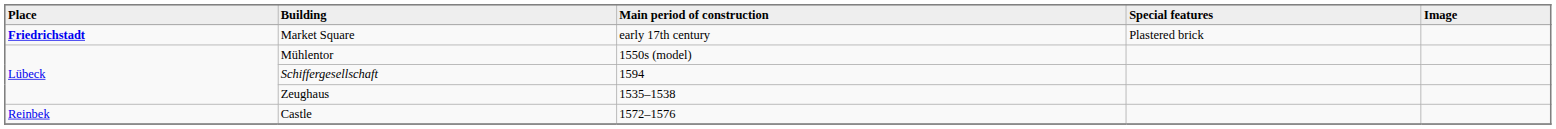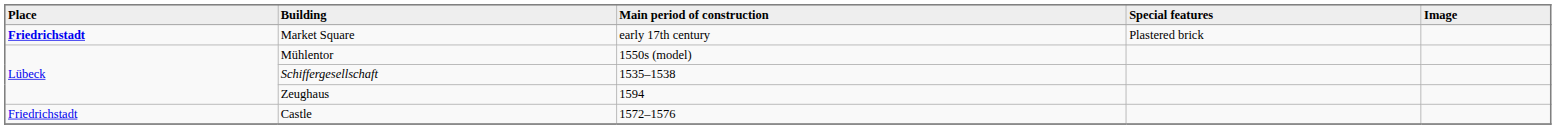(632, 74) 1594 -> (647, 74) 1535–1538
(647, 94) 1535–1538 -> (632, 94) 1594
(29, 114) Reinbek -> (43, 114) Friedrichstadt
